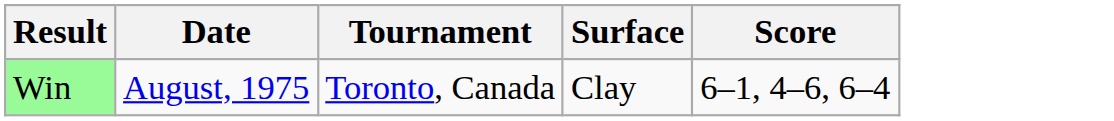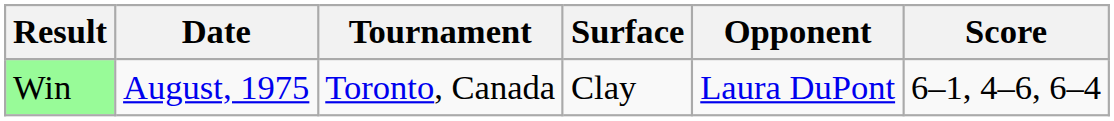+ column: (798, 31)
